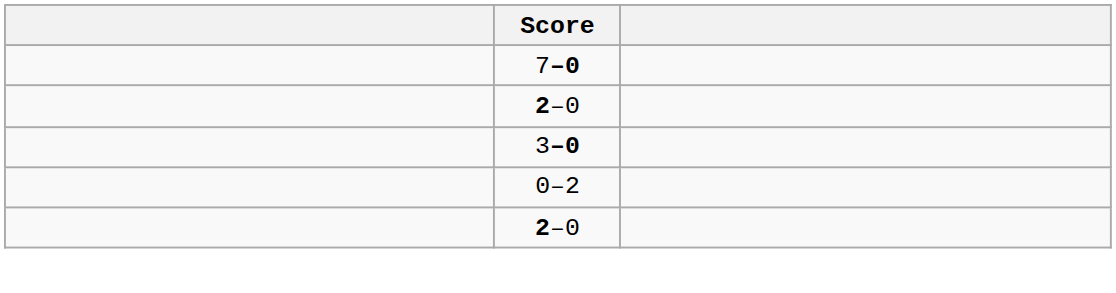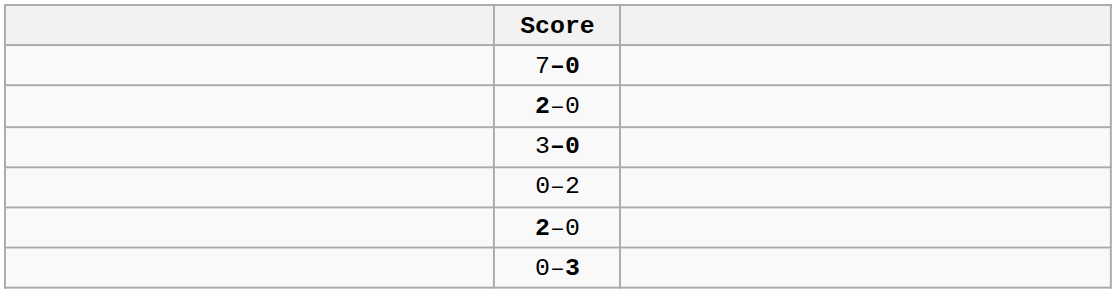+ row: (250, 268)
